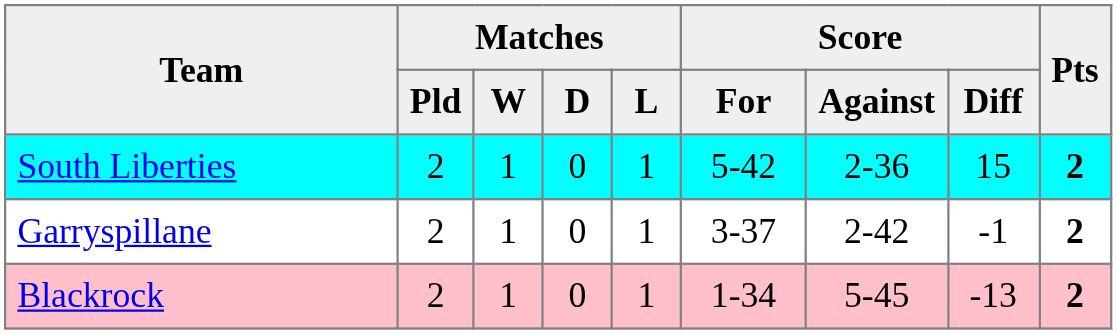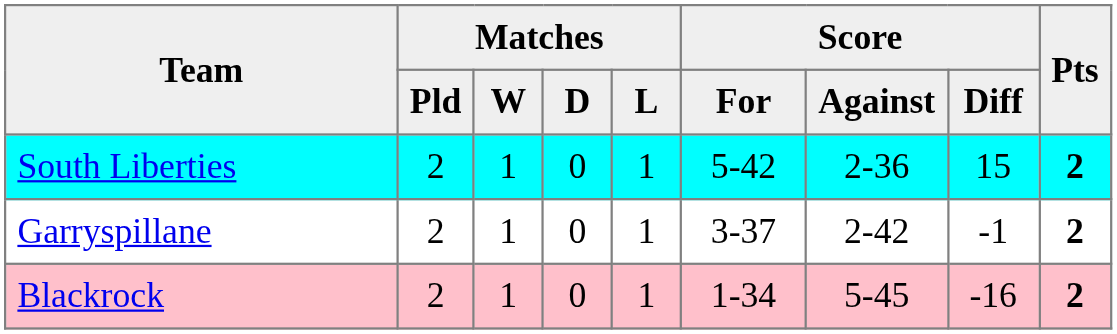(993, 295) -13 -> (993, 295) -16
